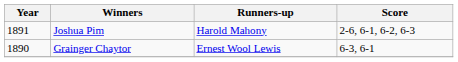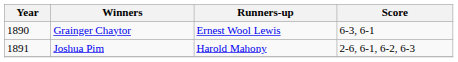rows swapped: (92, 48) <-> (79, 30)
